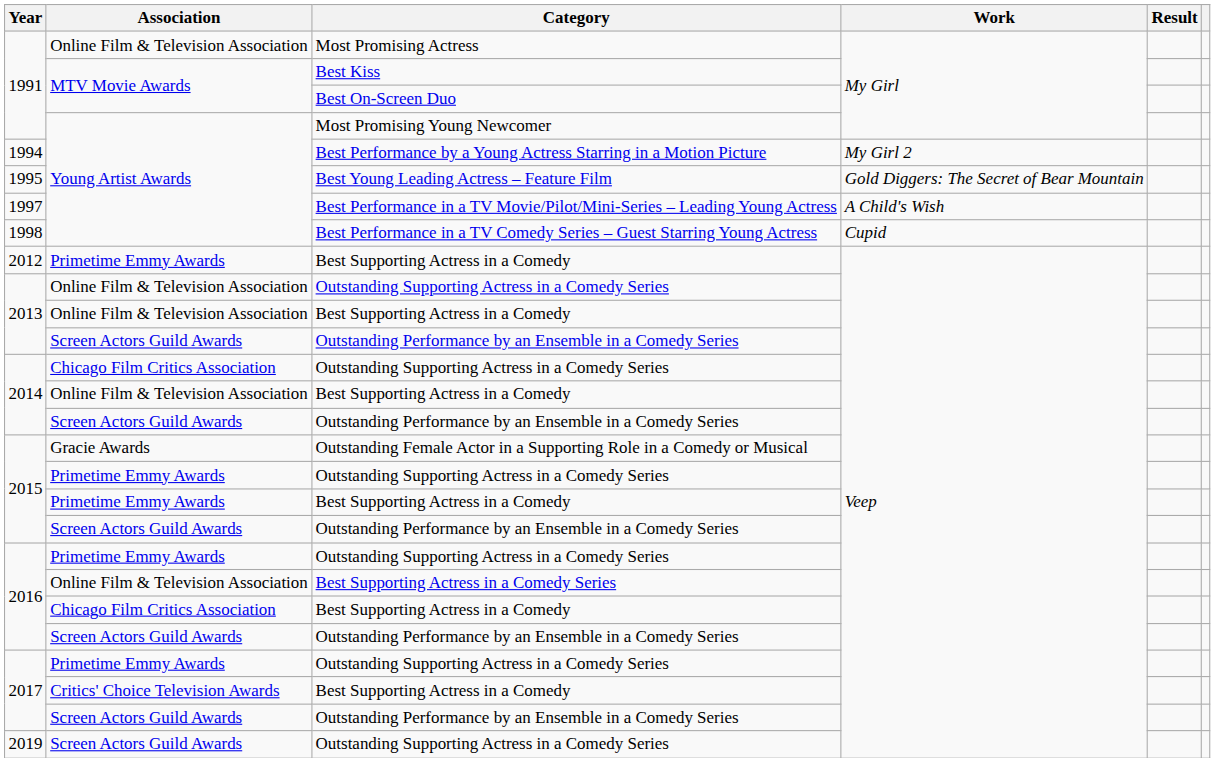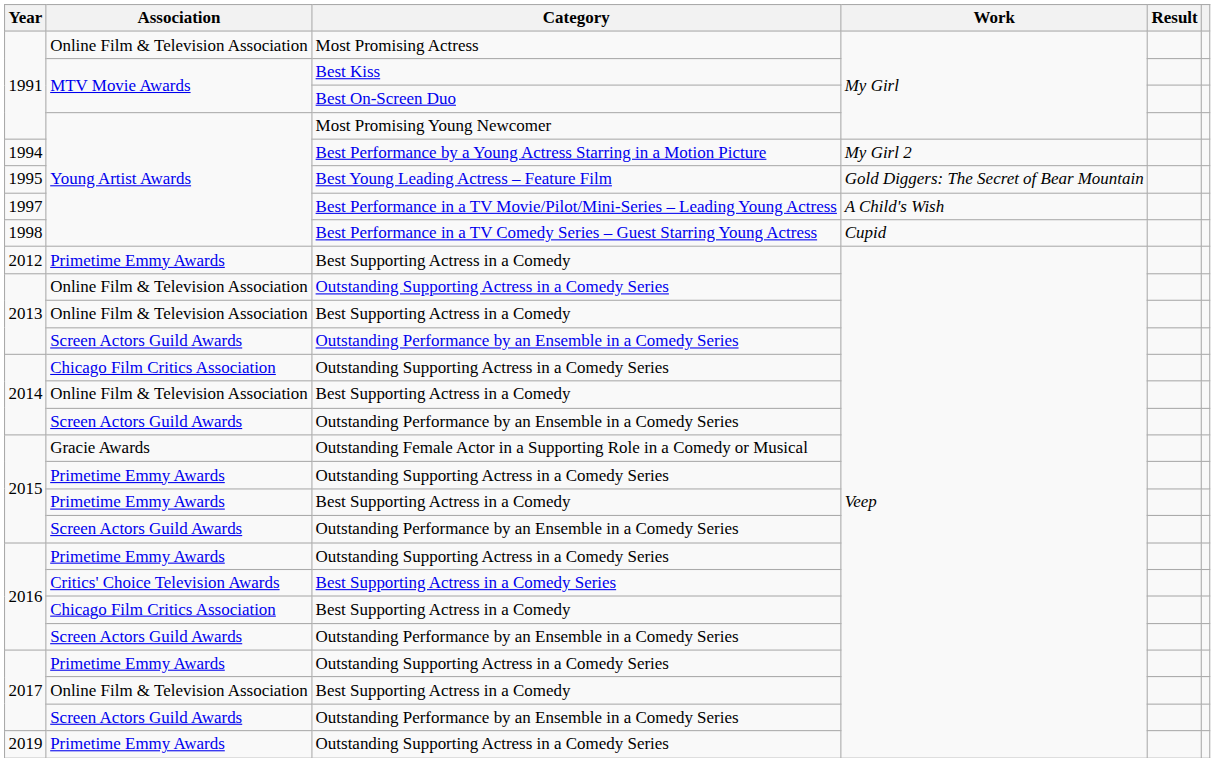(179, 582) Online Film & Television Association -> (165, 582) Critics' Choice Television Awards
(165, 690) Critics' Choice Television Awards -> (179, 690) Online Film & Television Association
(146, 744) Screen Actors Guild Awards -> (137, 744) Primetime Emmy Awards
